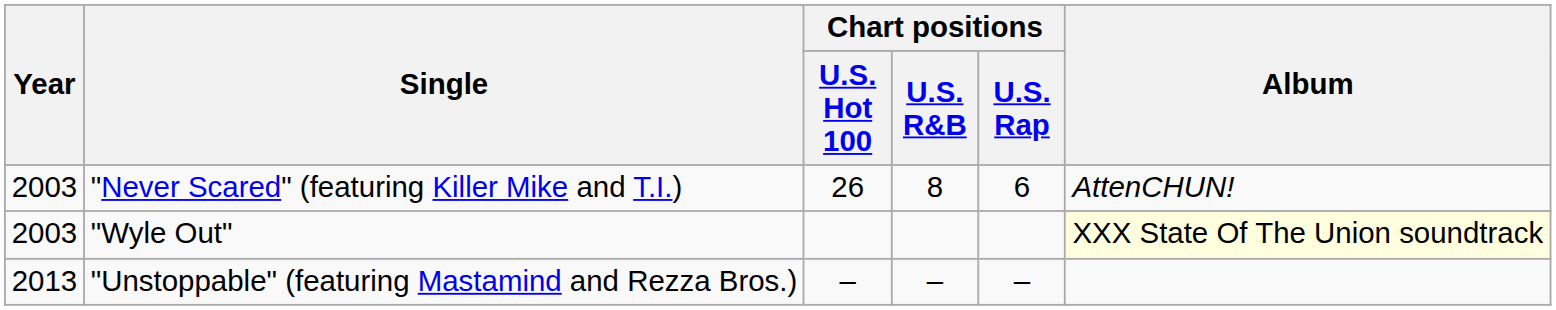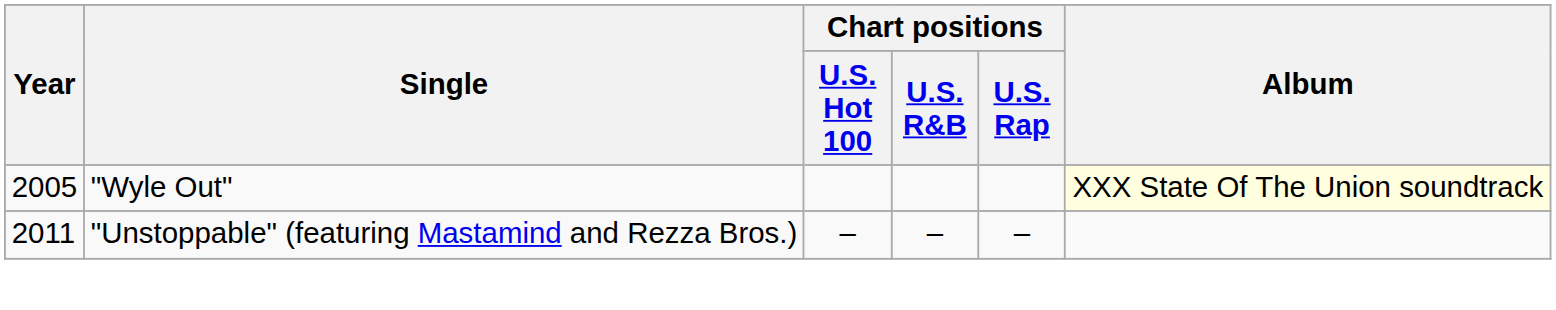- row: (387, 187)
(44, 234) 2003 -> (44, 187) 2005
(44, 280) 2013 -> (43, 234) 2011
